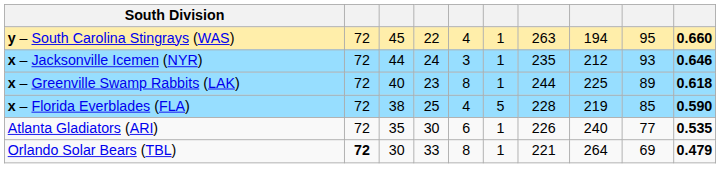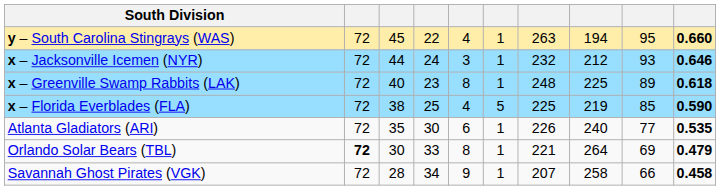(544, 60) 235 -> (544, 60) 232
(544, 83) 244 -> (544, 83) 248
(544, 106) 228 -> (544, 106) 225
+ row: (107, 173)
